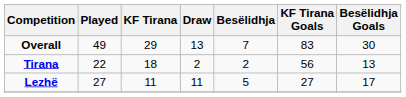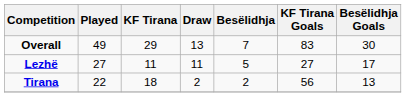rows swapped: (41, 63) <-> (41, 82)
